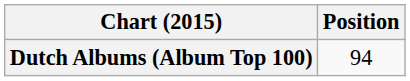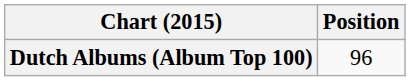(361, 57) 94 -> (361, 57) 96
